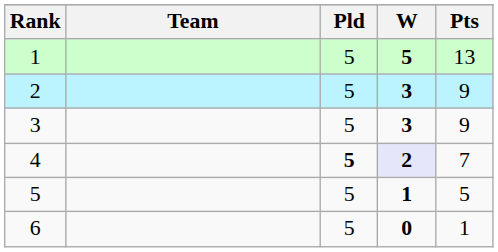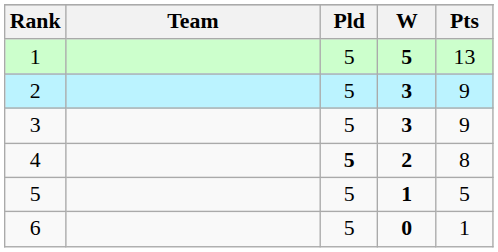(407, 159) lavender background -> (407, 159) no background
(464, 159) 7 -> (464, 159) 8
